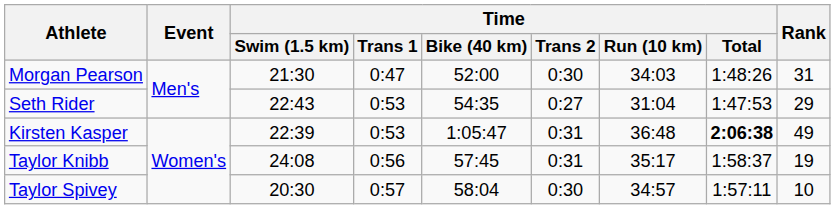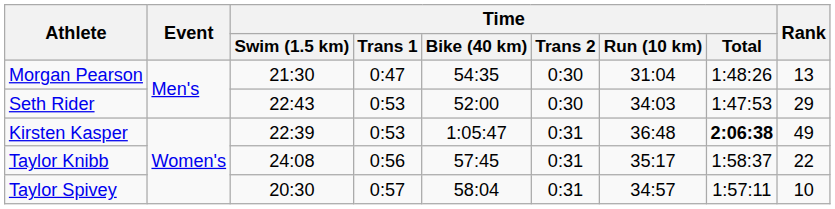(476, 75) 52:00 -> (476, 75) 54:35
(653, 75) 34:03 -> (653, 75) 31:04
(804, 75) 31 -> (804, 75) 13
(476, 104) 54:35 -> (476, 104) 52:00
(565, 104) 0:27 -> (565, 104) 0:30
(653, 104) 31:04 -> (653, 104) 34:03
(804, 161) 19 -> (804, 161) 22
(565, 190) 0:30 -> (565, 190) 0:31
